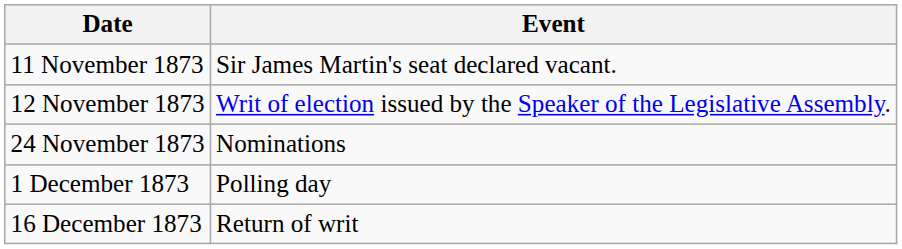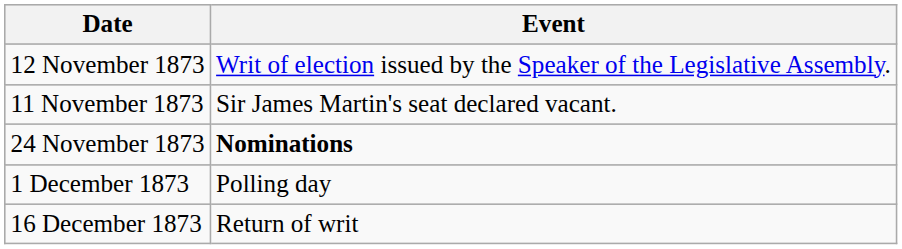rows swapped: (107, 64) <-> (108, 104)
(281, 143) normal -> (284, 143) bold
